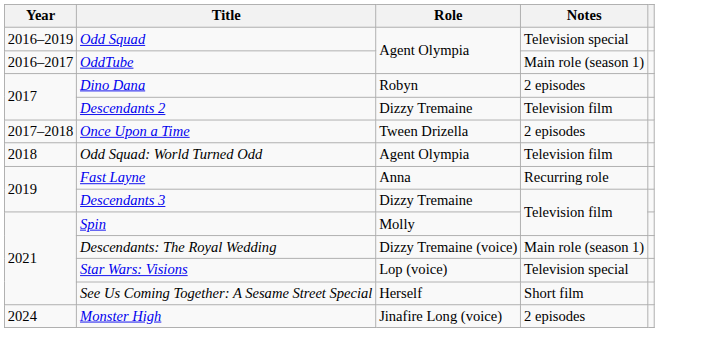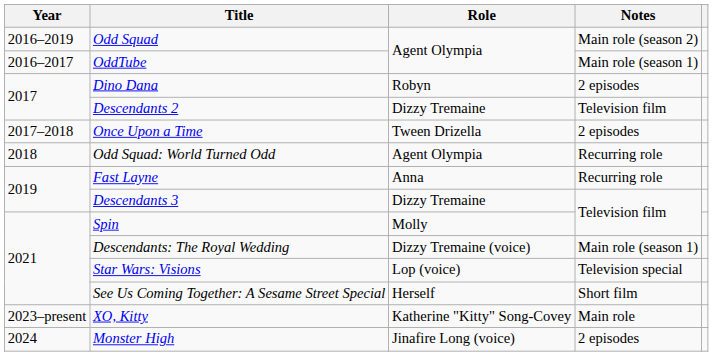(576, 39) Television special -> (638, 39) Main role (season 2)
(568, 154) Television film -> (620, 154) Recurring role
+ row: (120, 316)
